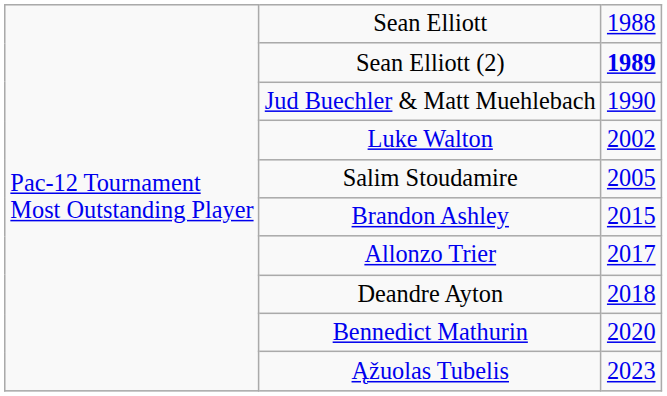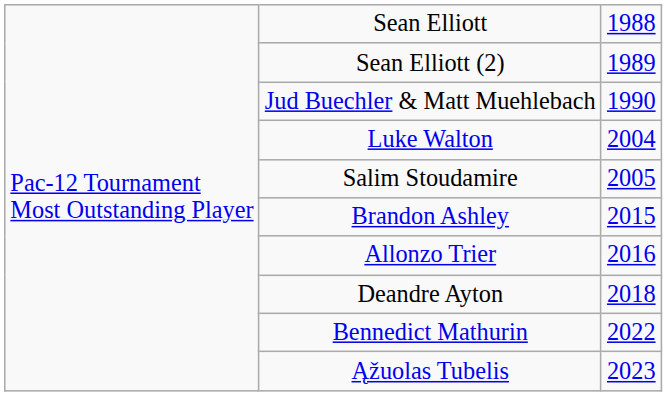(631, 62) bold -> (631, 62) normal
(631, 139) 2002 -> (631, 139) 2004
(631, 255) 2017 -> (631, 255) 2016
(631, 332) 2020 -> (631, 332) 2022
